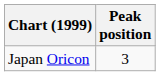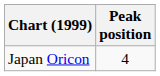(125, 58) 3 -> (125, 58) 4
